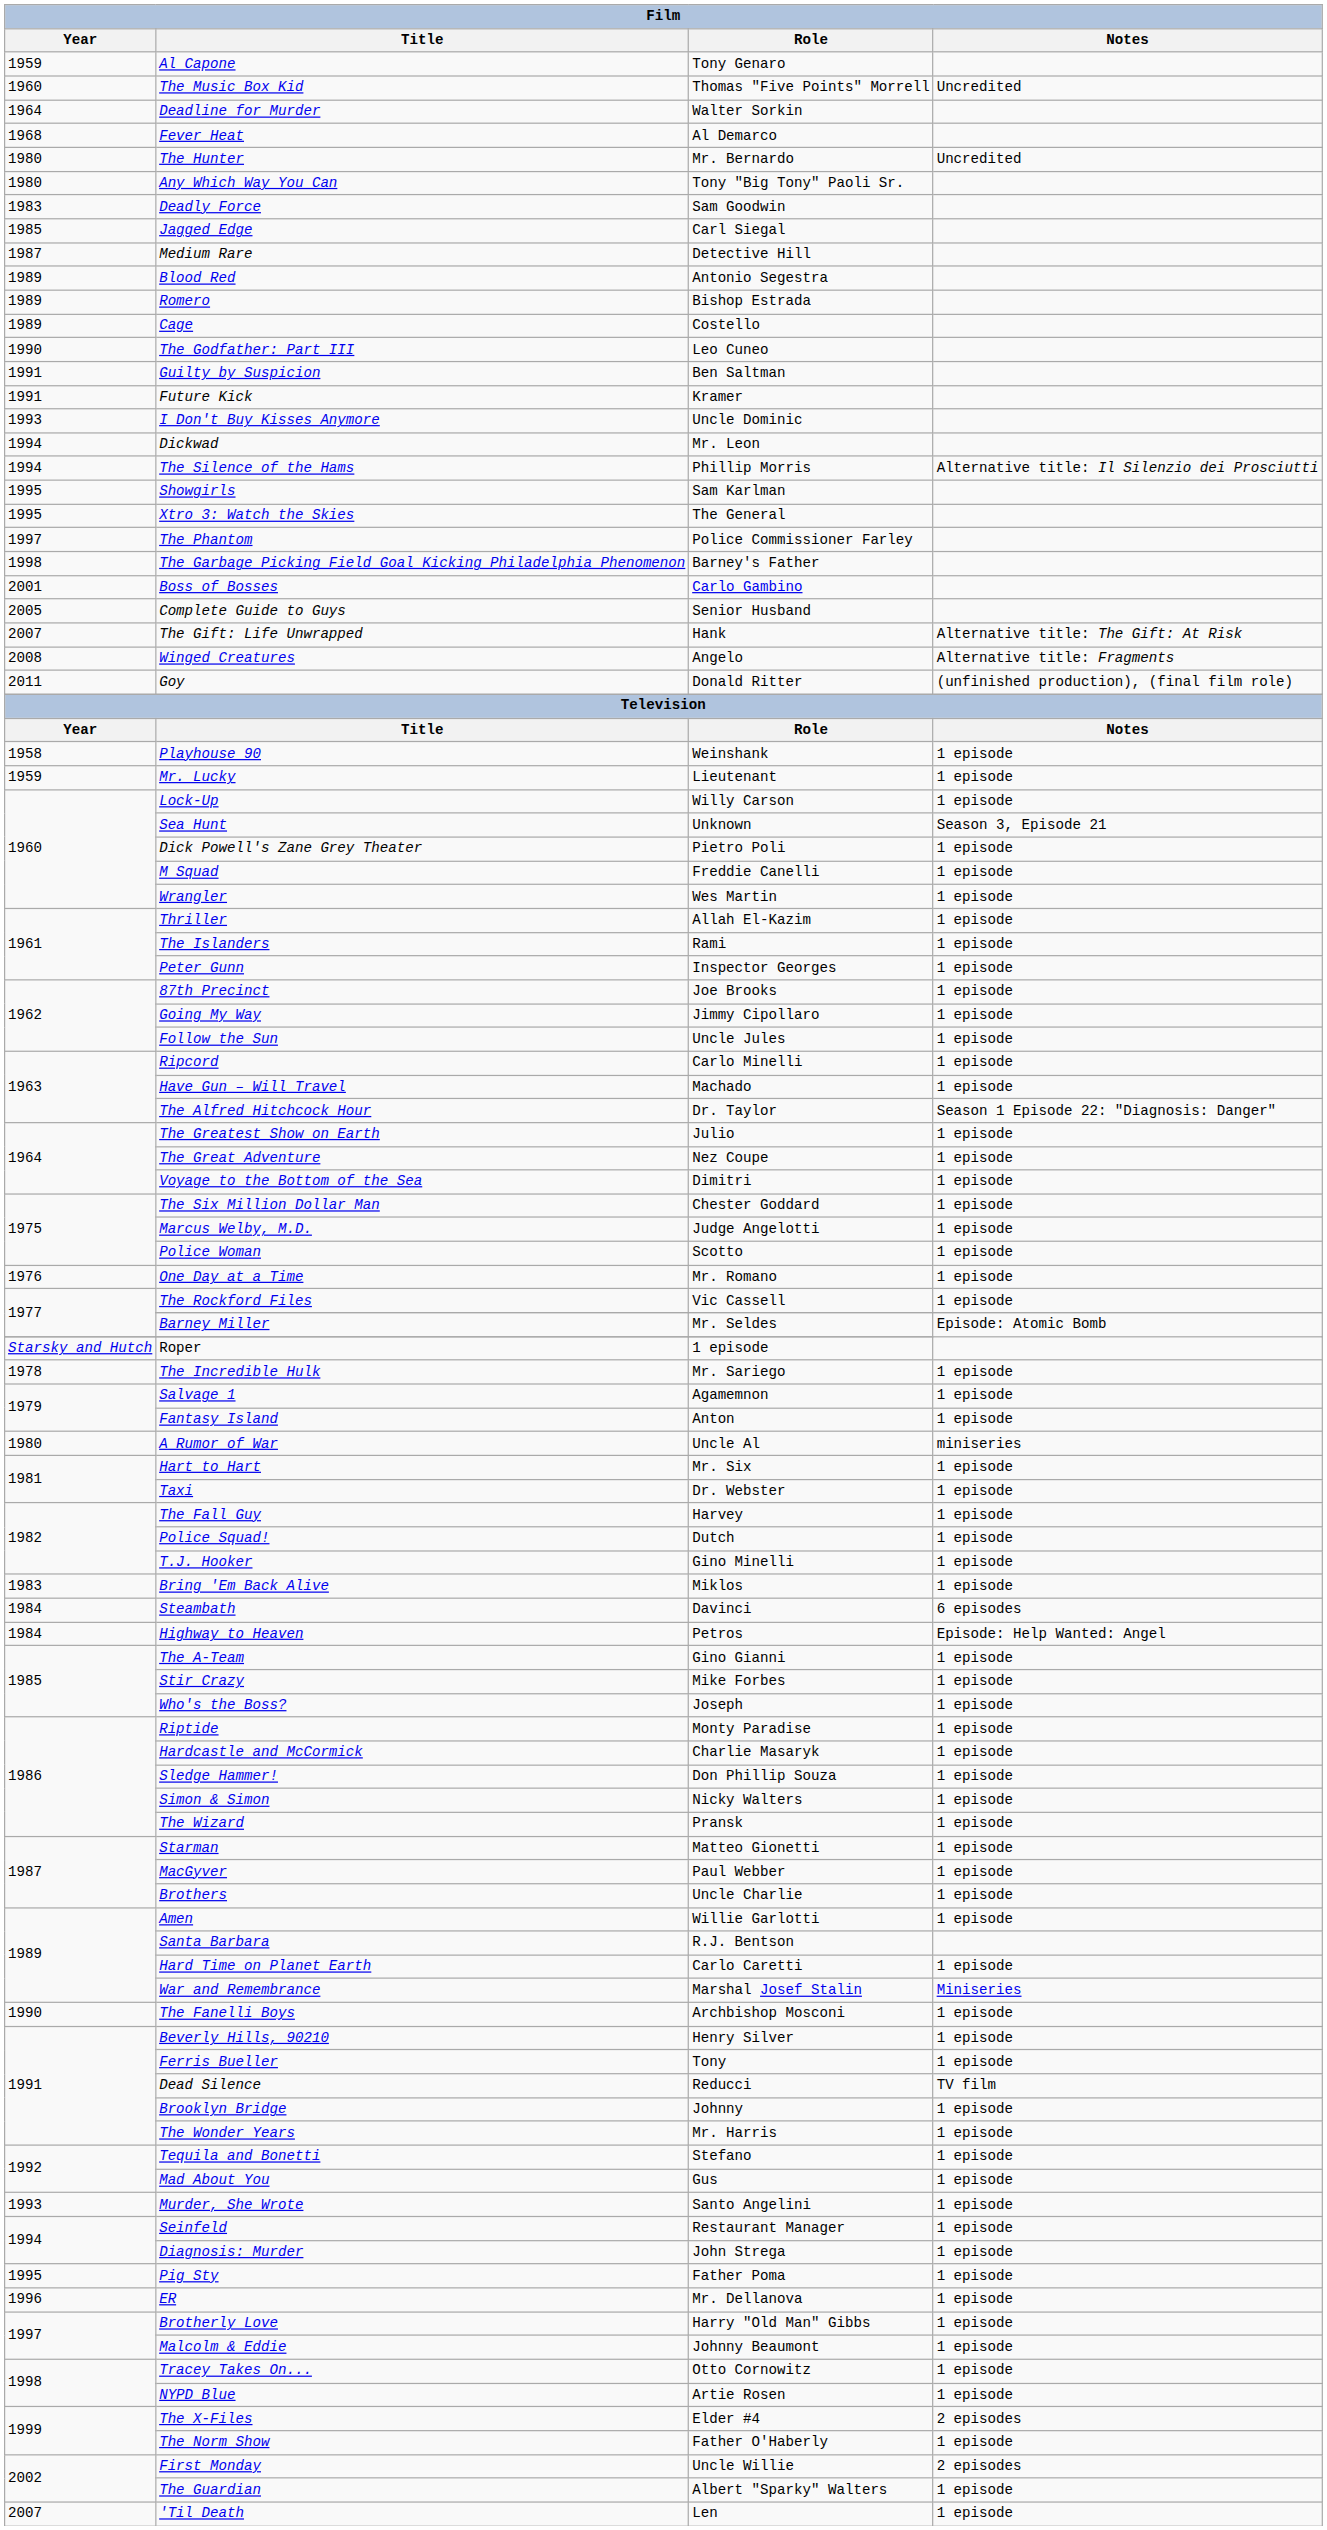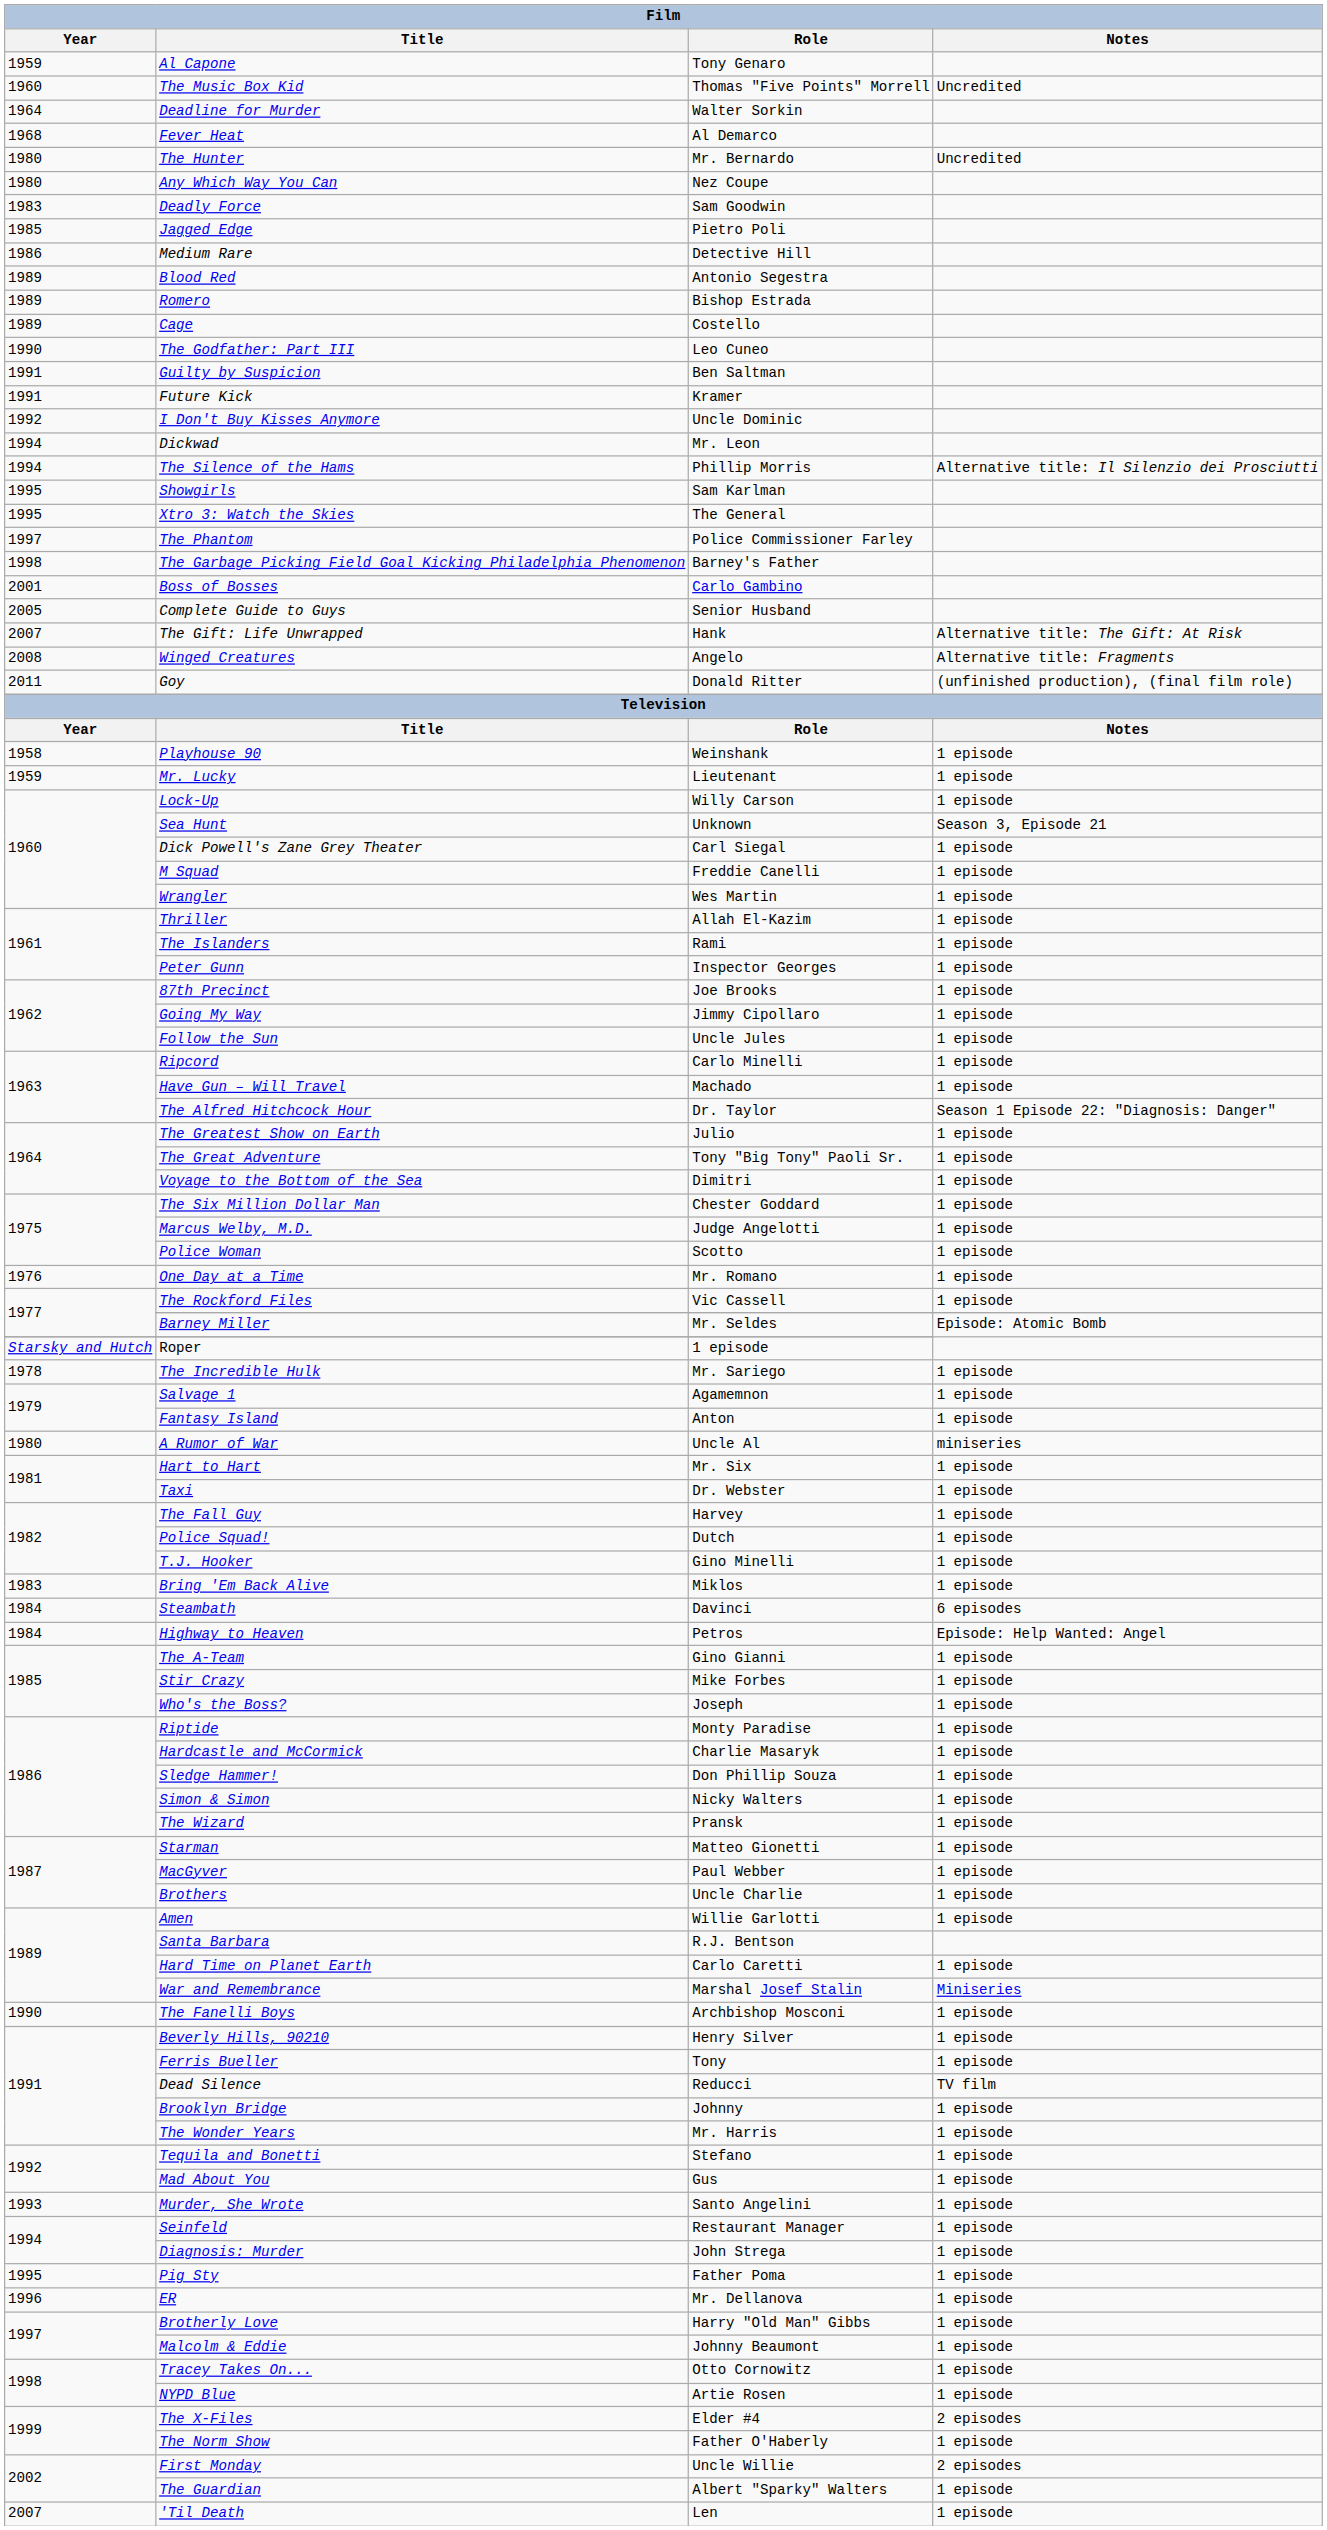(798, 183) Tony "Big Tony" Paoli Sr. -> (730, 183) Nez Coupe
(739, 230) Carl Siegal -> (739, 230) Pietro Poli
(25, 254) 1987 -> (25, 254) 1986
(25, 421) 1993 -> (25, 421) 1992
(739, 849) Pietro Poli -> (739, 849) Carl Siegal
(730, 1158) Nez Coupe -> (798, 1158) Tony "Big Tony" Paoli Sr.
